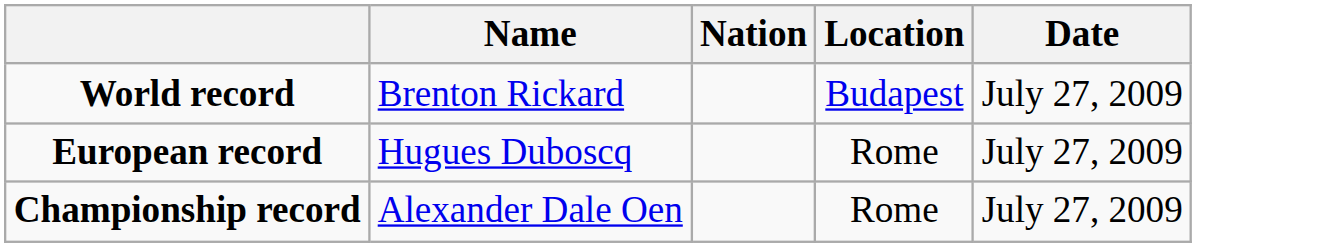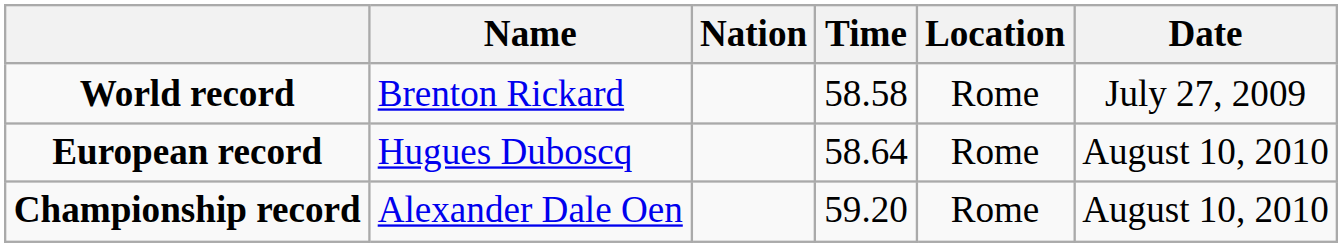+ column: (866, 33)
(894, 92) Budapest -> (995, 92) Rome
(1082, 151) July 27, 2009 -> (1205, 151) August 10, 2010
(1082, 210) July 27, 2009 -> (1205, 210) August 10, 2010
